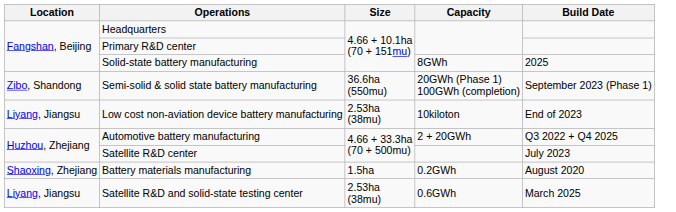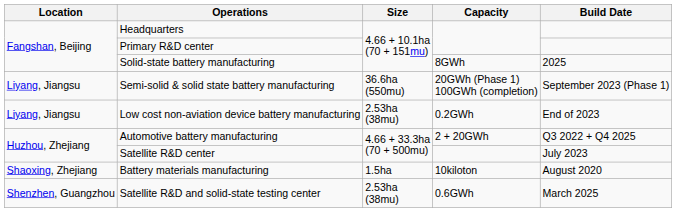(44, 85) Zibo, Shandong -> (43, 85) Liyang, Jiangsu
(438, 114) 10kiloton -> (454, 114) 0.2GWh
(437, 170) 0.2GWh -> (456, 170) 10kiloton
(43, 193) Liyang, Jiangsu -> (61, 193) Shenzhen, Guangzhou
